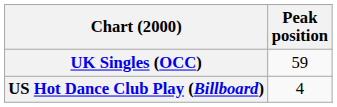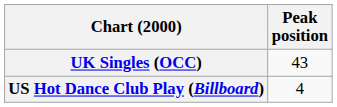(300, 62) 59 -> (300, 62) 43
